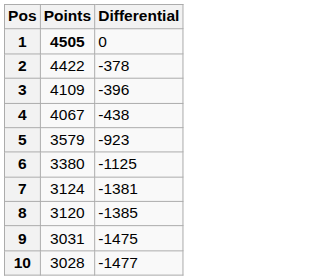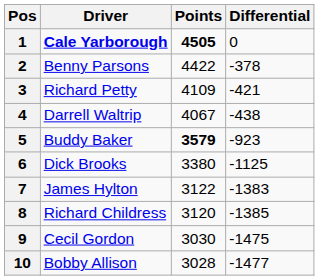+ column: (106, 16)
(114, 90) -396 -> (245, 90) -421
(67, 139) normal -> (198, 139) bold
(67, 189) 3124 -> (198, 189) 3122
(118, 189) -1381 -> (249, 189) -1383
(67, 238) 3031 -> (198, 238) 3030
